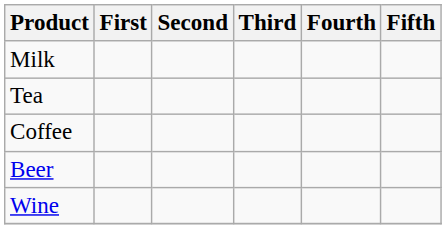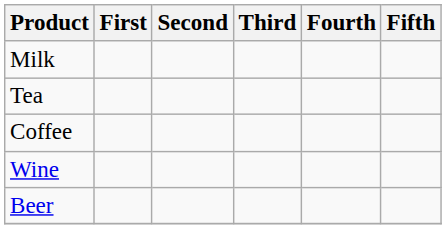rows swapped: (35, 205) <-> (32, 168)
